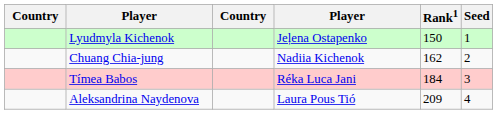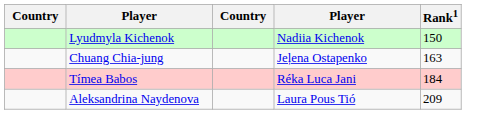- column: (477, 16)
(322, 38) Jeļena Ostapenko -> (321, 38) Nadiia Kichenok
(321, 58) Nadiia Kichenok -> (322, 58) Jeļena Ostapenko
(433, 58) 162 -> (433, 58) 163
